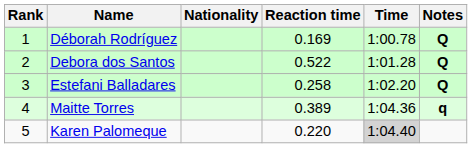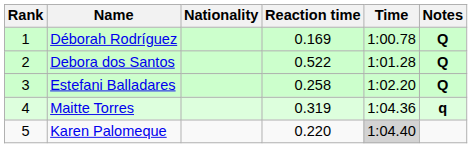(313, 108) 0.389 -> (313, 108) 0.319
